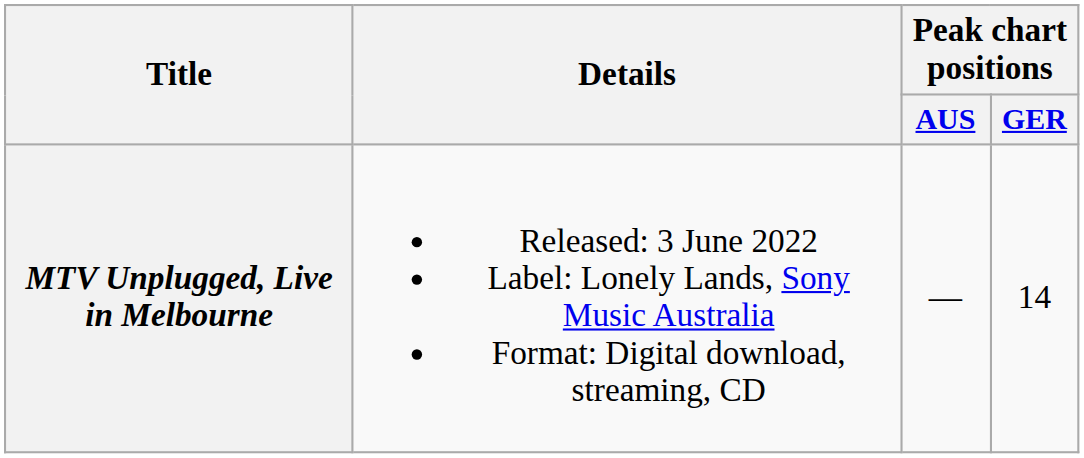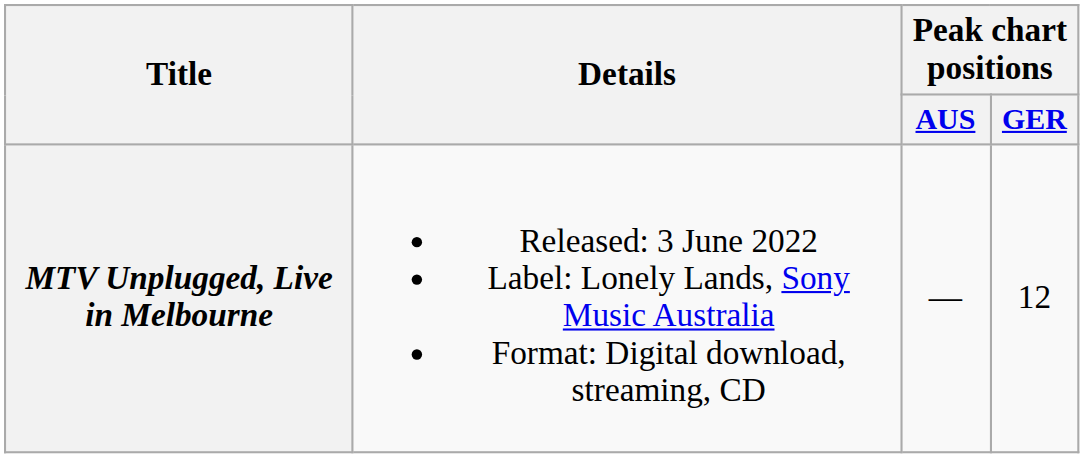(1034, 297) 14 -> (1034, 297) 12
